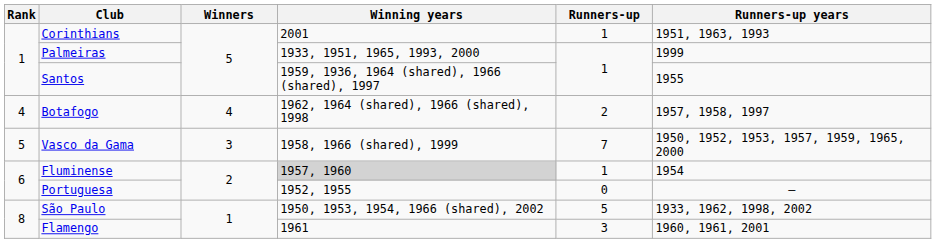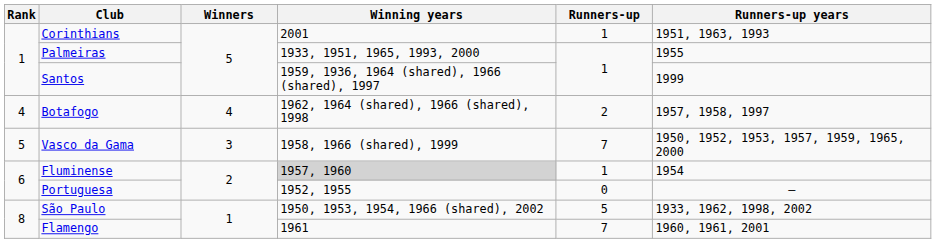(670, 53) 1999 -> (670, 53) 1955
(670, 79) 1955 -> (670, 79) 1999
(604, 229) 3 -> (604, 229) 7
